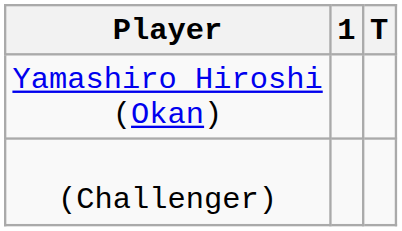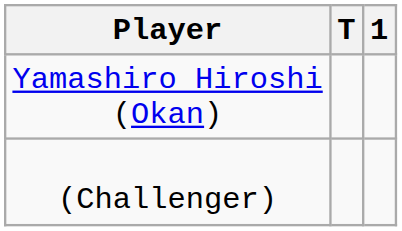columns swapped: (346, 30) <-> (379, 30)
